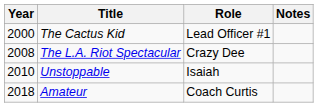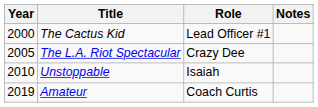(21, 53) 2008 -> (21, 53) 2005
(21, 92) 2018 -> (21, 92) 2019
